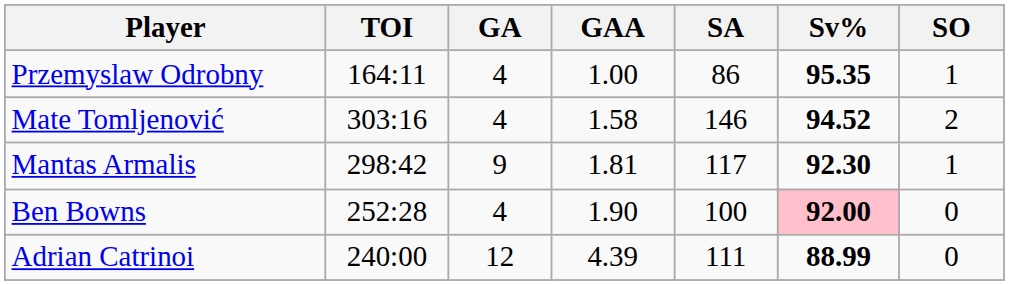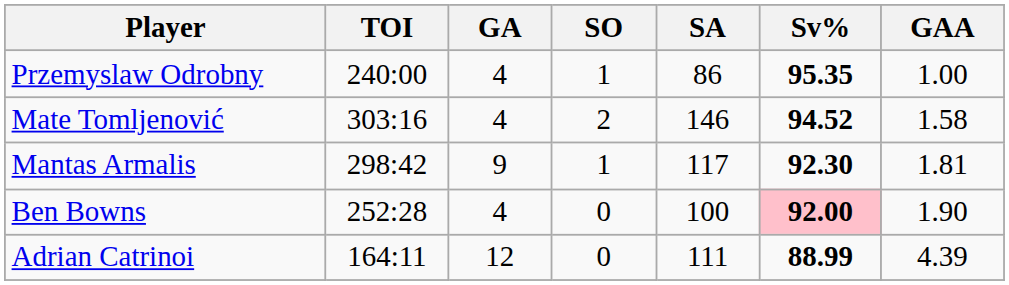columns swapped: (613, 27) <-> (951, 27)
(387, 73) 164:11 -> (387, 73) 240:00
(387, 257) 240:00 -> (387, 257) 164:11
